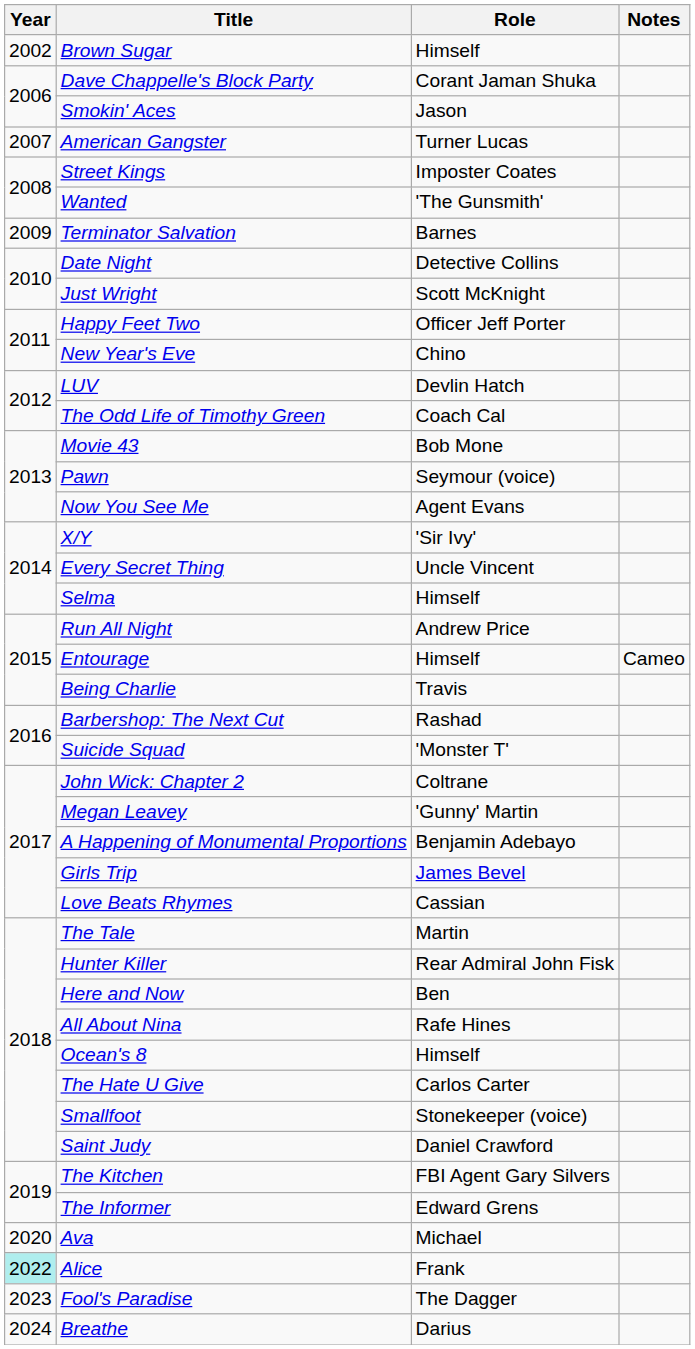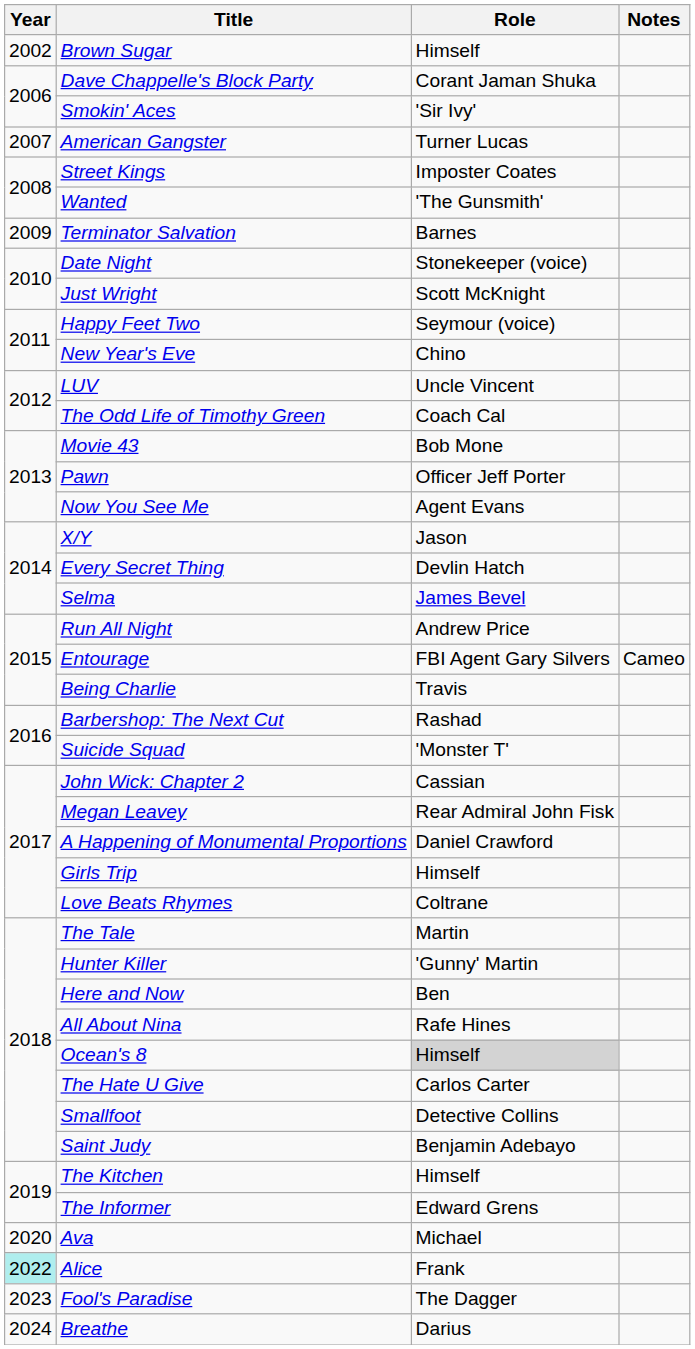(441, 111) Jason -> (446, 111) 'Sir Ivy'
(487, 263) Detective Collins -> (502, 263) Stonekeeper (voice)
(490, 324) Officer Jeff Porter -> (485, 324) Seymour (voice)
(470, 385) Devlin Hatch -> (475, 385) Uncle Vincent
(485, 476) Seymour (voice) -> (490, 476) Officer Jeff Porter
(446, 537) 'Sir Ivy' -> (441, 537) Jason
(475, 567) Uncle Vincent -> (470, 567) Devlin Hatch
(448, 598) Himself -> (471, 598) James Bevel
(448, 659) Himself -> (513, 659) FBI Agent Gary Silvers
(452, 780) Coltrane -> (450, 780) Cassian
(477, 811) 'Gunny' Martin -> (515, 811) Rear Admiral John Fisk
(496, 841) Benjamin Adebayo -> (484, 841) Daniel Crawford
(471, 872) James Bevel -> (448, 872) Himself
(450, 902) Cassian -> (452, 902) Coltrane
(515, 963) Rear Admiral John Fisk -> (477, 963) 'Gunny' Martin
(448, 1055) no background -> (448, 1055) lightgrey background
(502, 1115) Stonekeeper (voice) -> (487, 1115) Detective Collins
(484, 1146) Daniel Crawford -> (496, 1146) Benjamin Adebayo
(513, 1176) FBI Agent Gary Silvers -> (448, 1176) Himself
